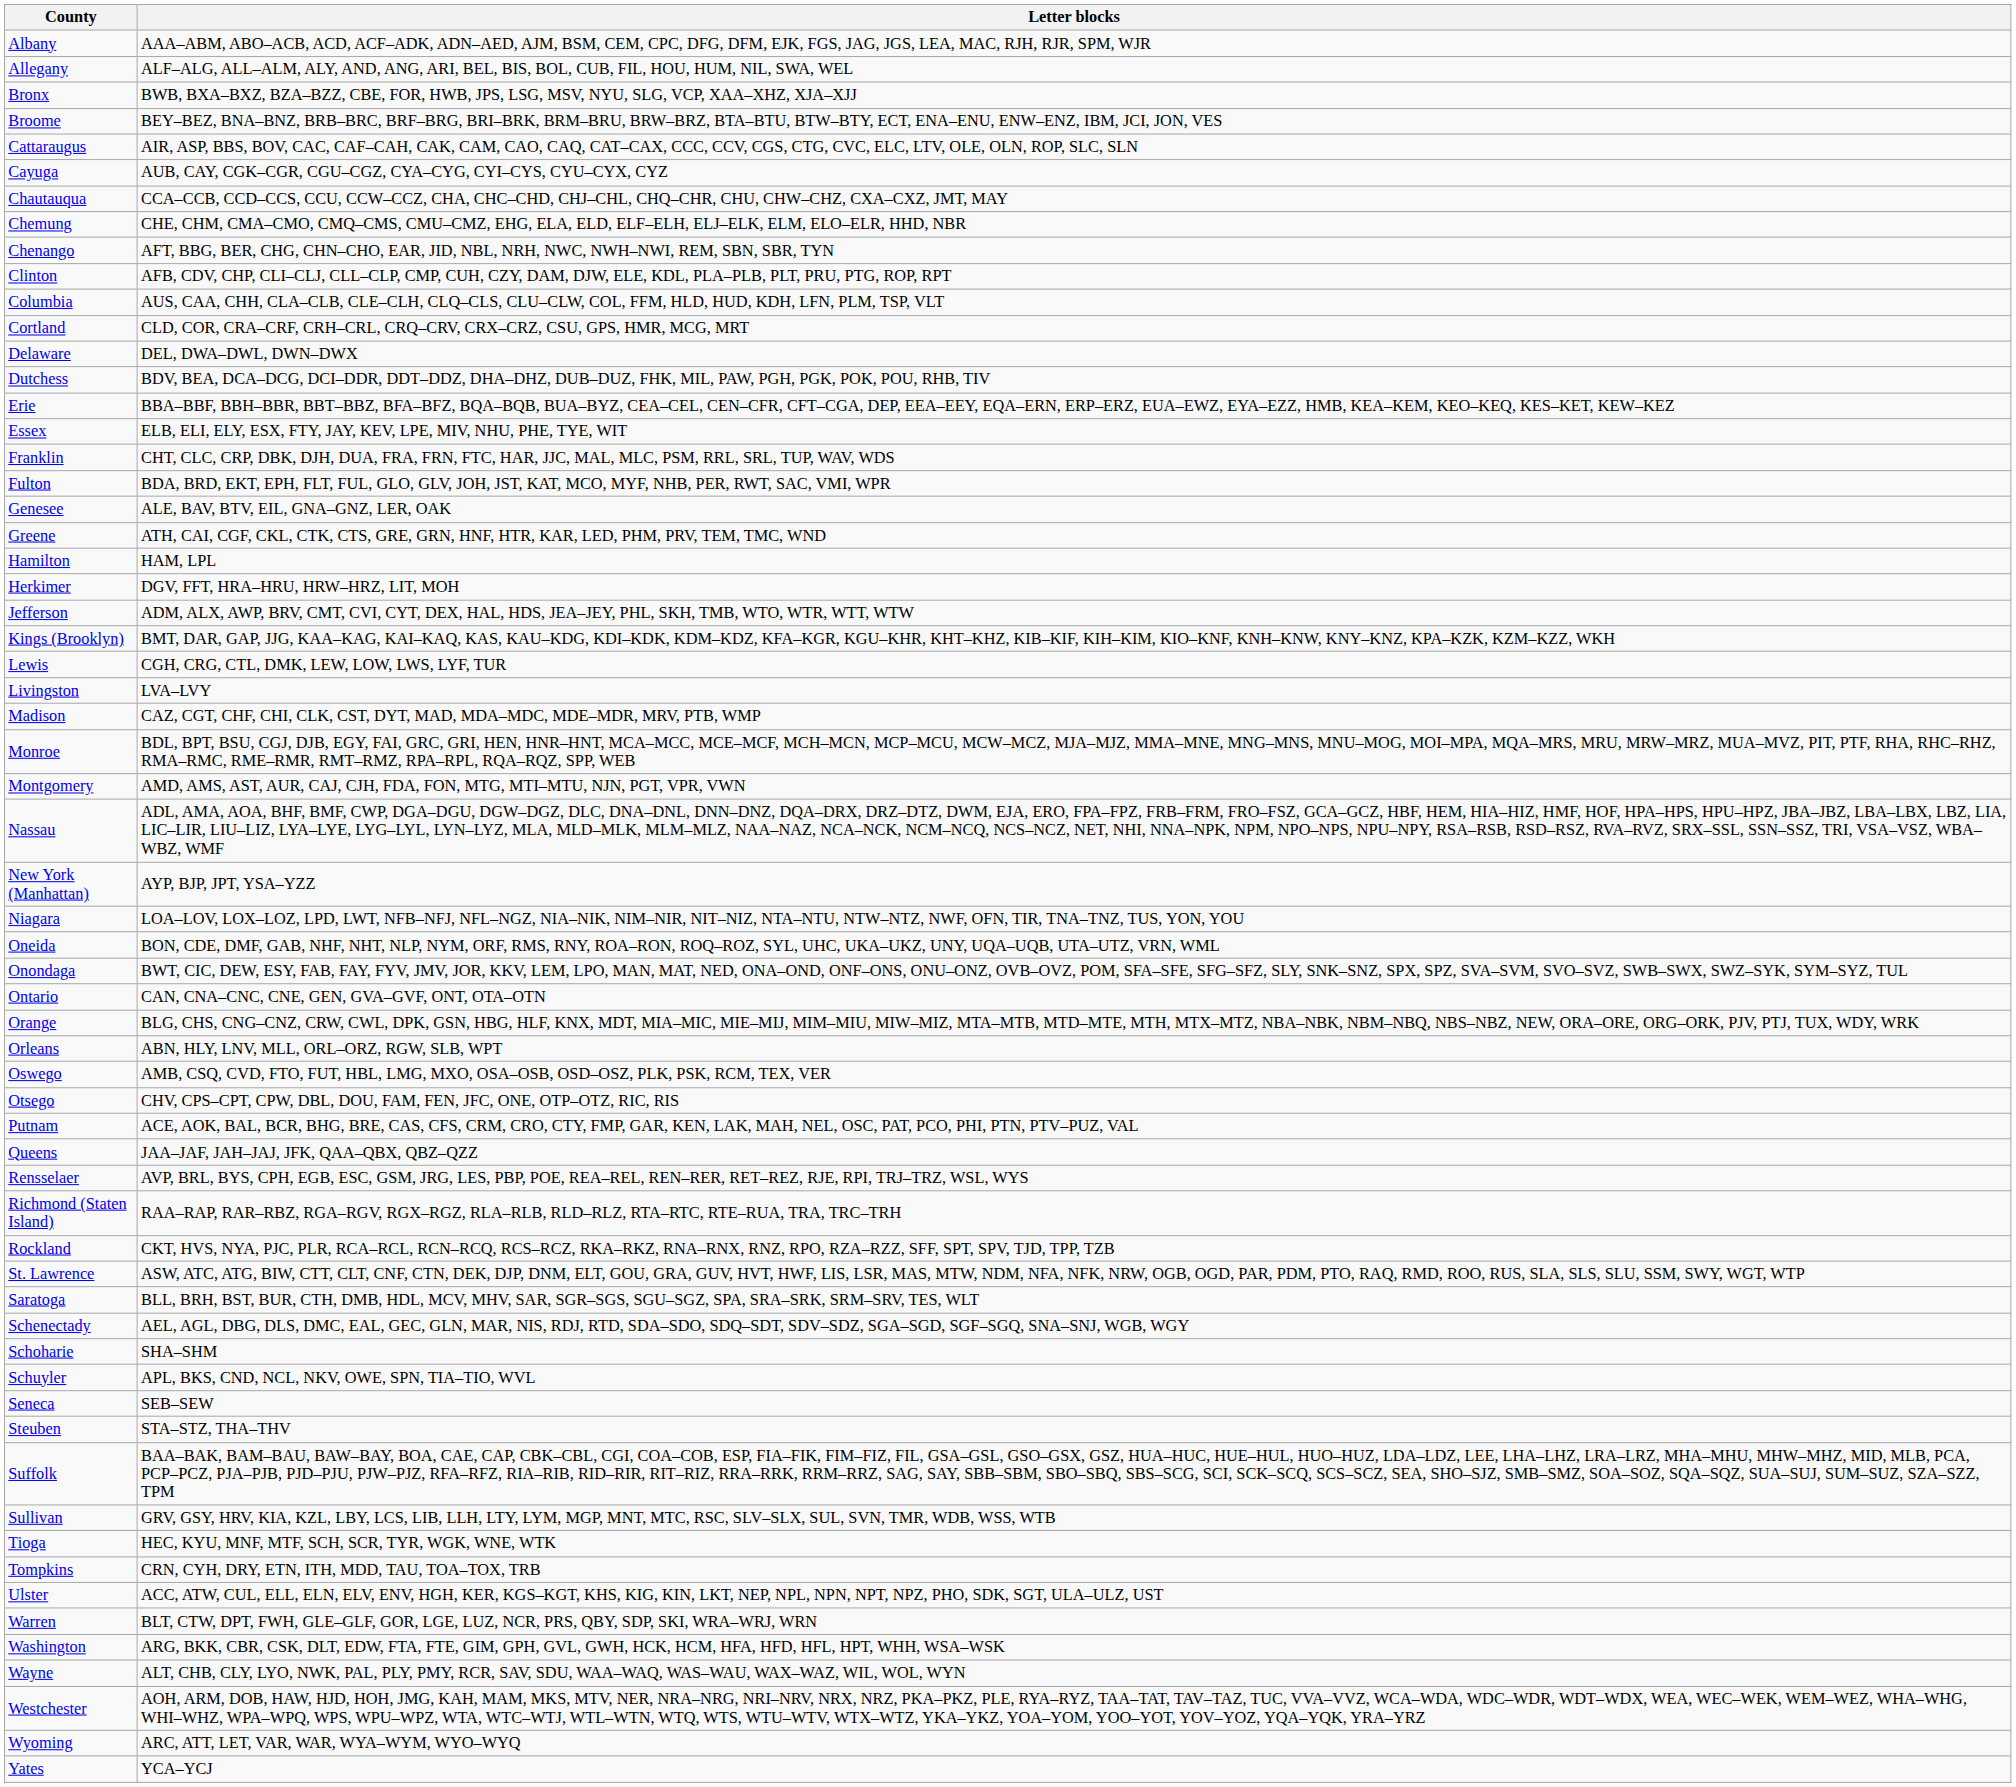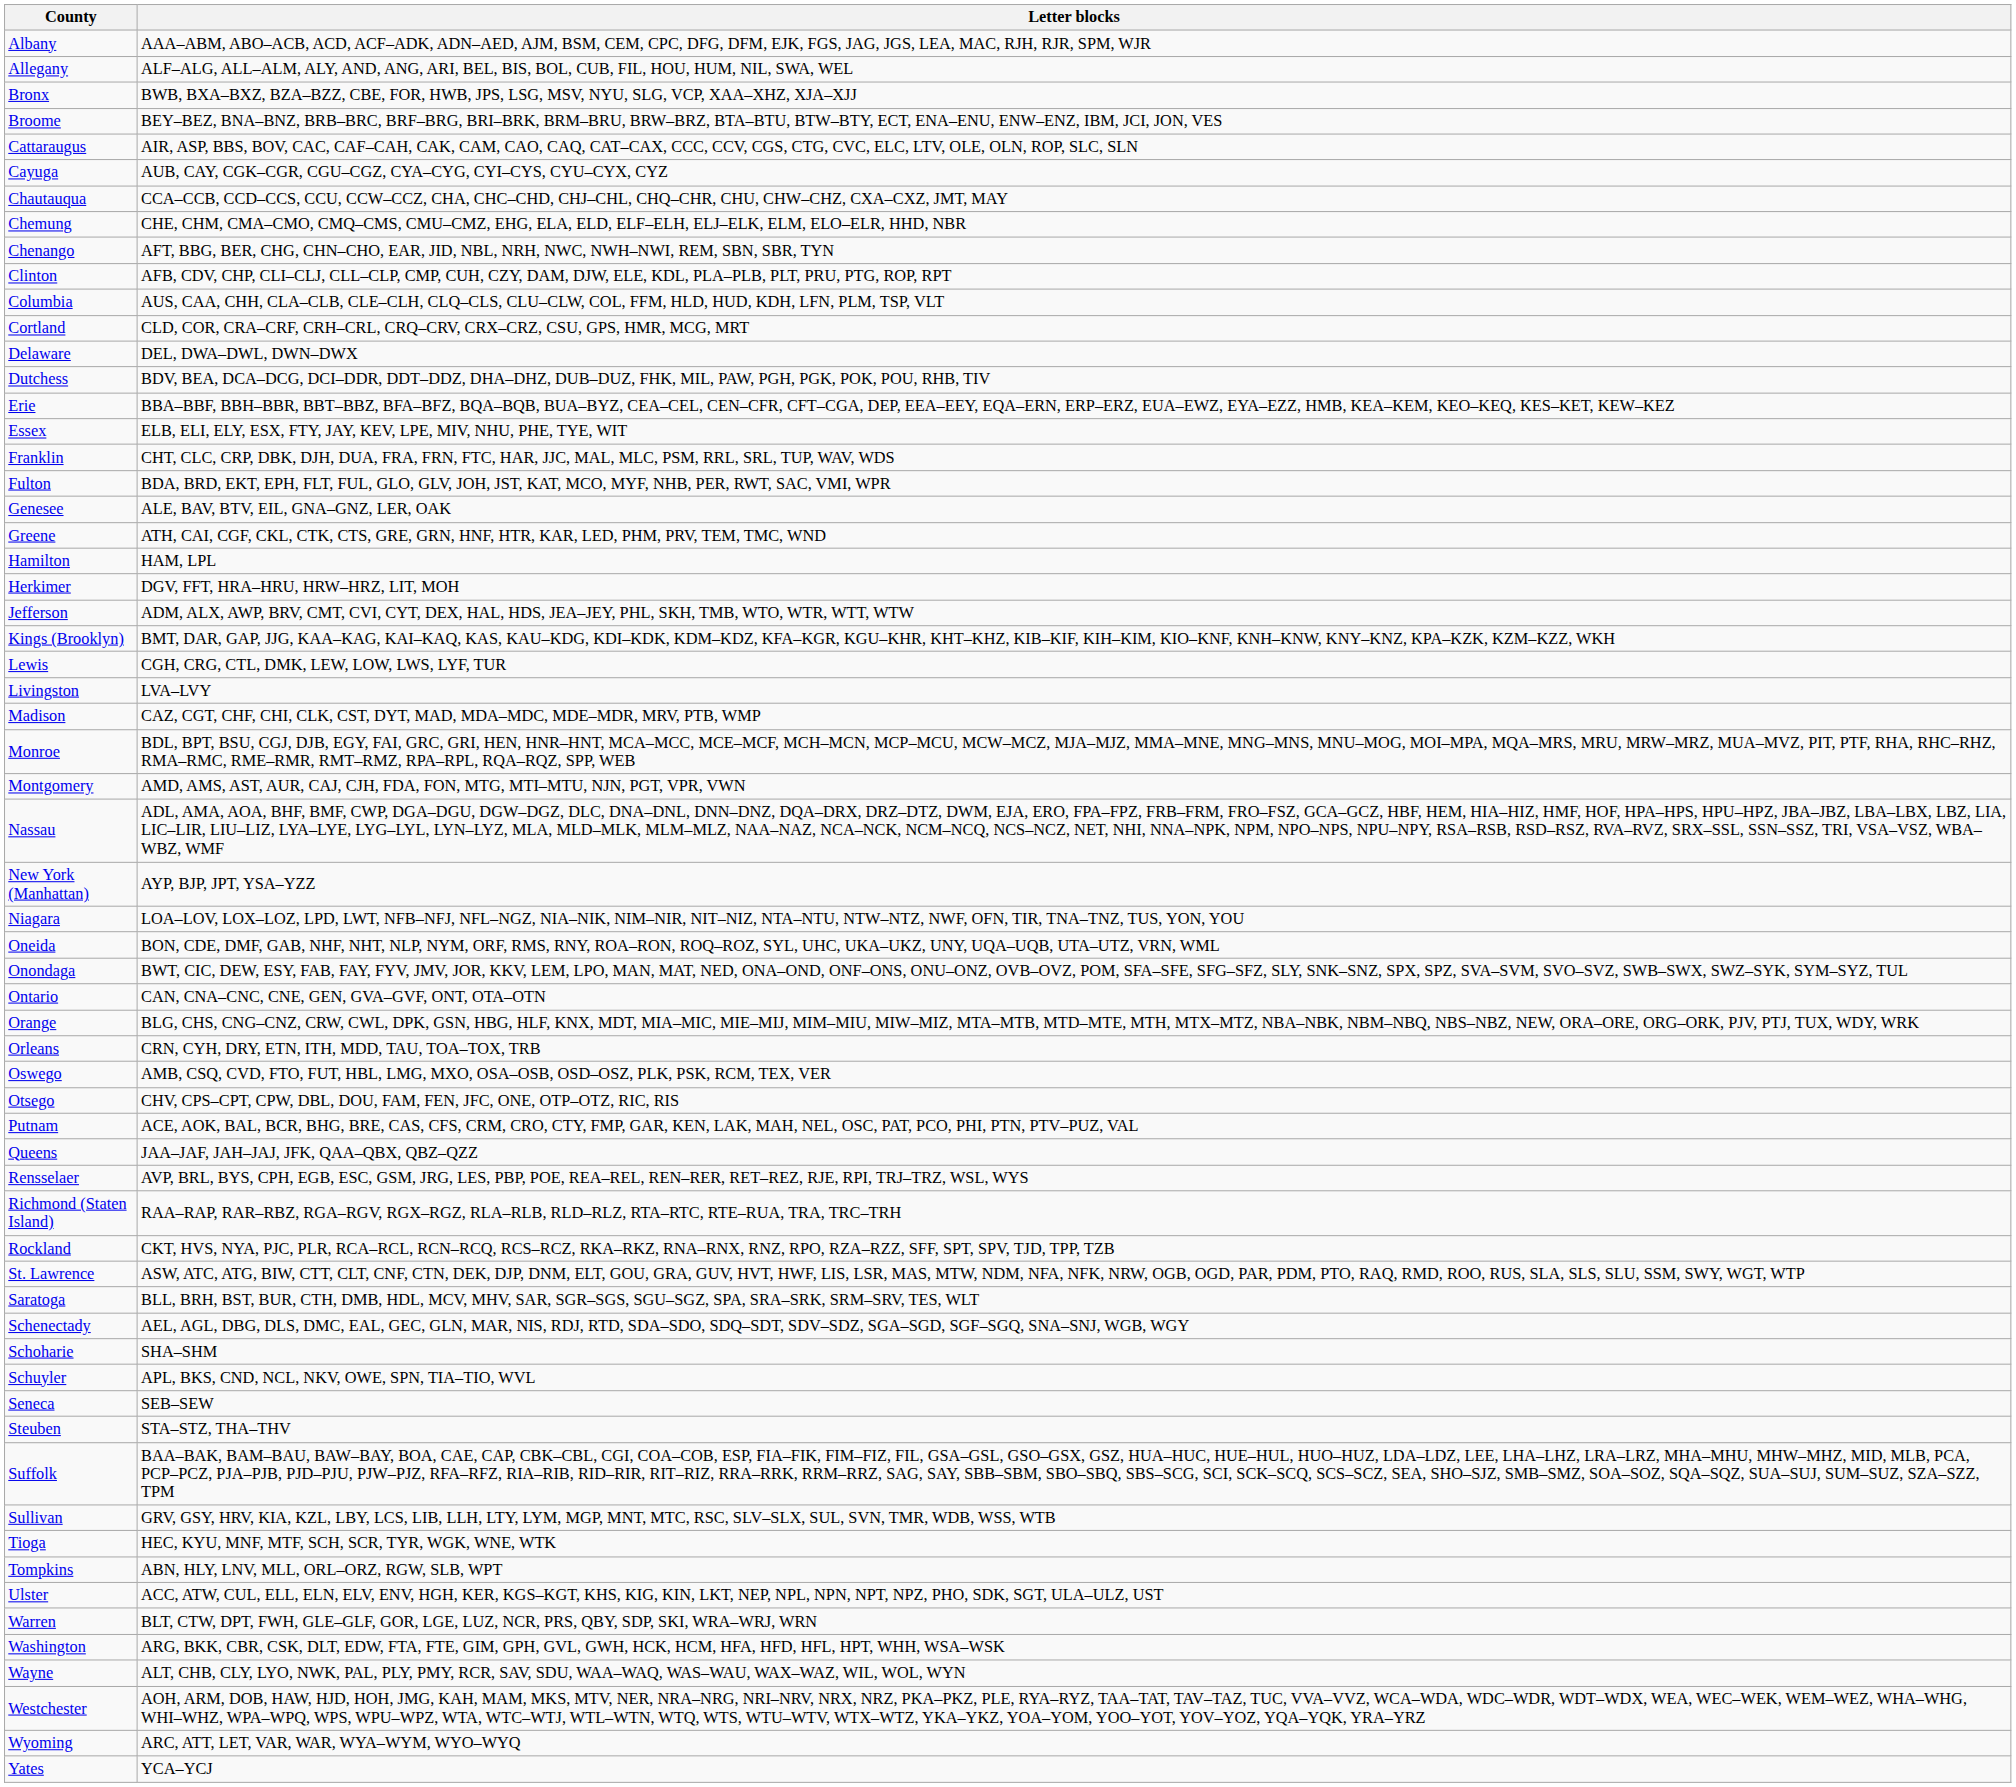(322, 1048) ABN, HLY, LNV, MLL, ORL–ORZ, RGW, SLB, WPT -> (341, 1048) CRN, CYH, DRY, ETN, ITH, MDD, TAU, TOA–TOX, TRB
(341, 1569) CRN, CYH, DRY, ETN, ITH, MDD, TAU, TOA–TOX, TRB -> (322, 1569) ABN, HLY, LNV, MLL, ORL–ORZ, RGW, SLB, WPT
